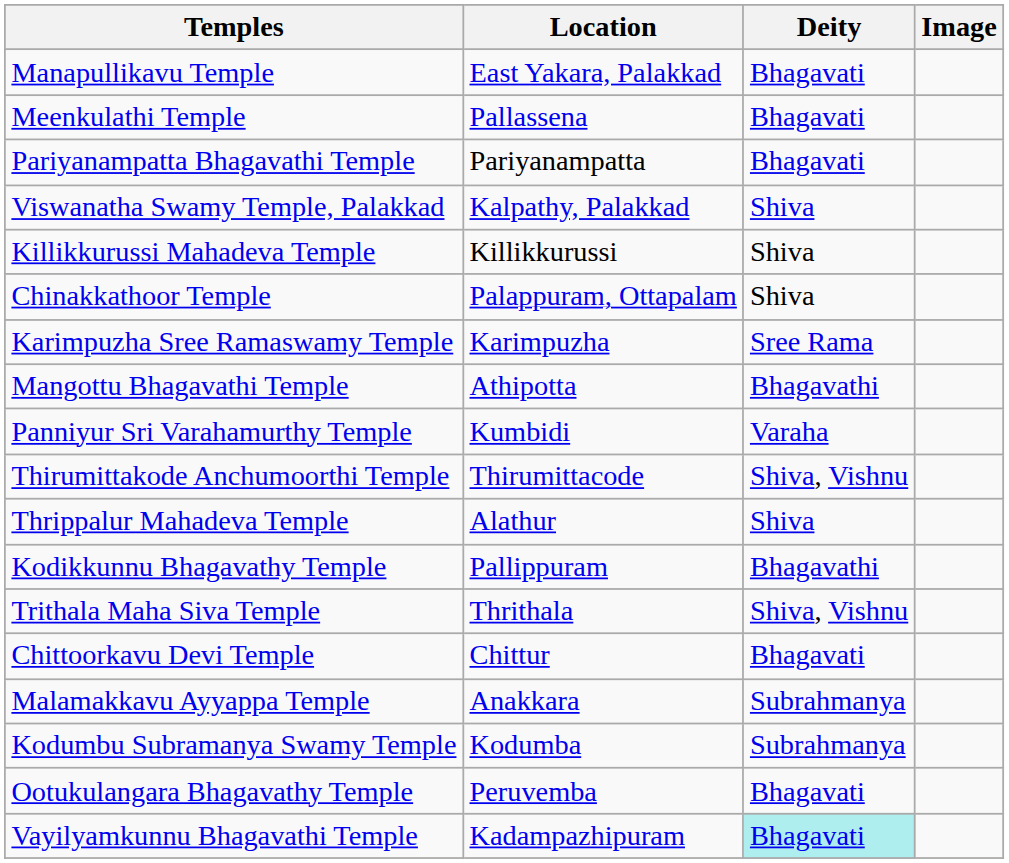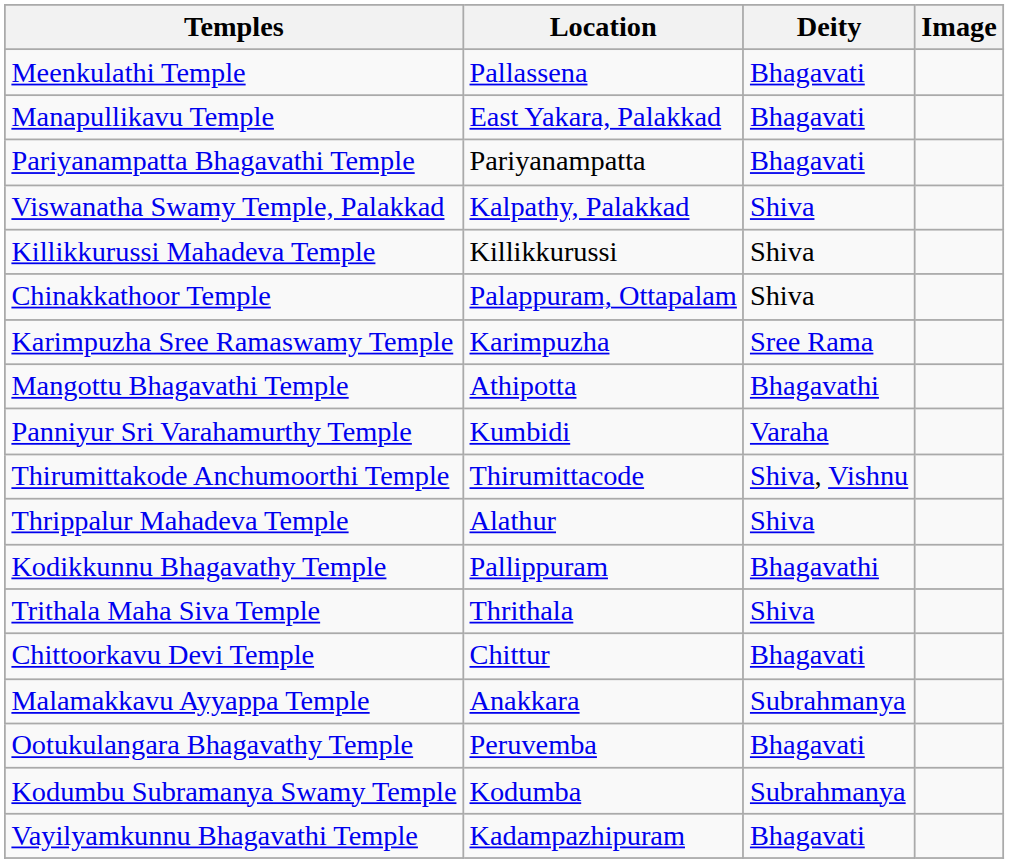rows swapped: (129, 116) <-> (143, 71)
(829, 610) Shiva, Vishnu -> (782, 610) Shiva
rows swapped: (212, 790) <-> (234, 745)
(807, 835) paleturquoise background -> (807, 835) no background
